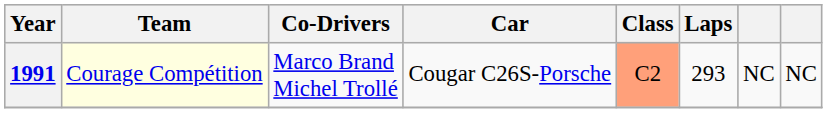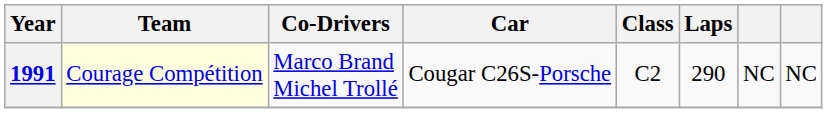(648, 74) lightsalmon background -> (648, 74) no background
(708, 74) 293 -> (708, 74) 290
